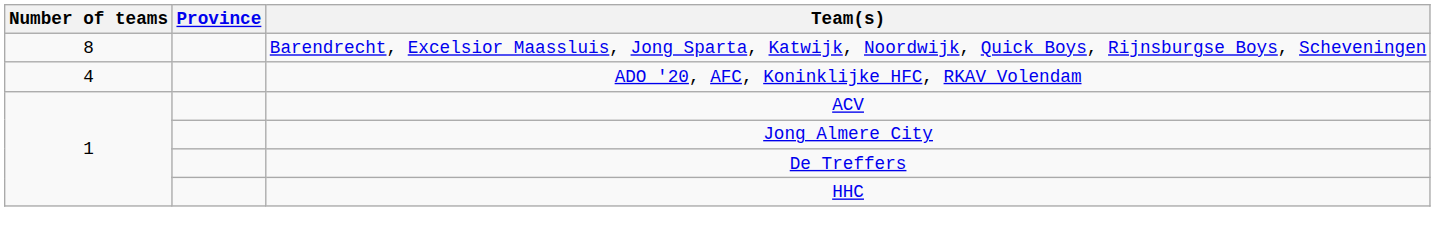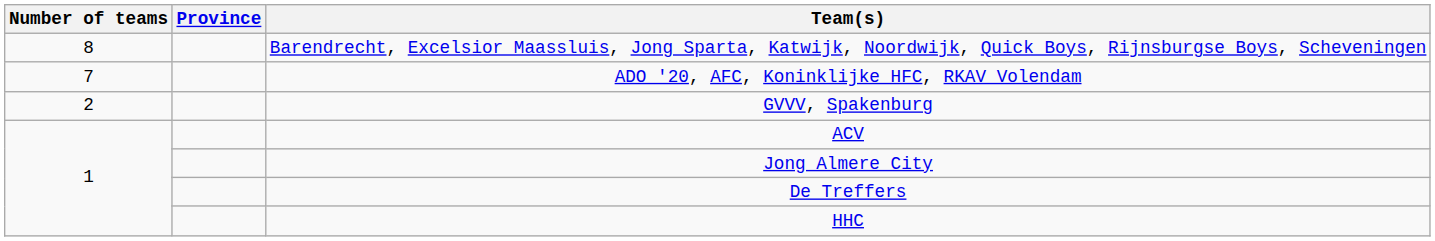(88, 77) 4 -> (88, 77) 7
+ row: (848, 106)
